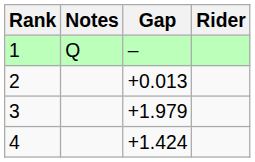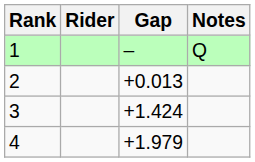columns swapped: (221, 20) <-> (92, 20)
(158, 112) +1.979 -> (153, 112) +1.424
(158, 142) +1.424 -> (153, 142) +1.979
